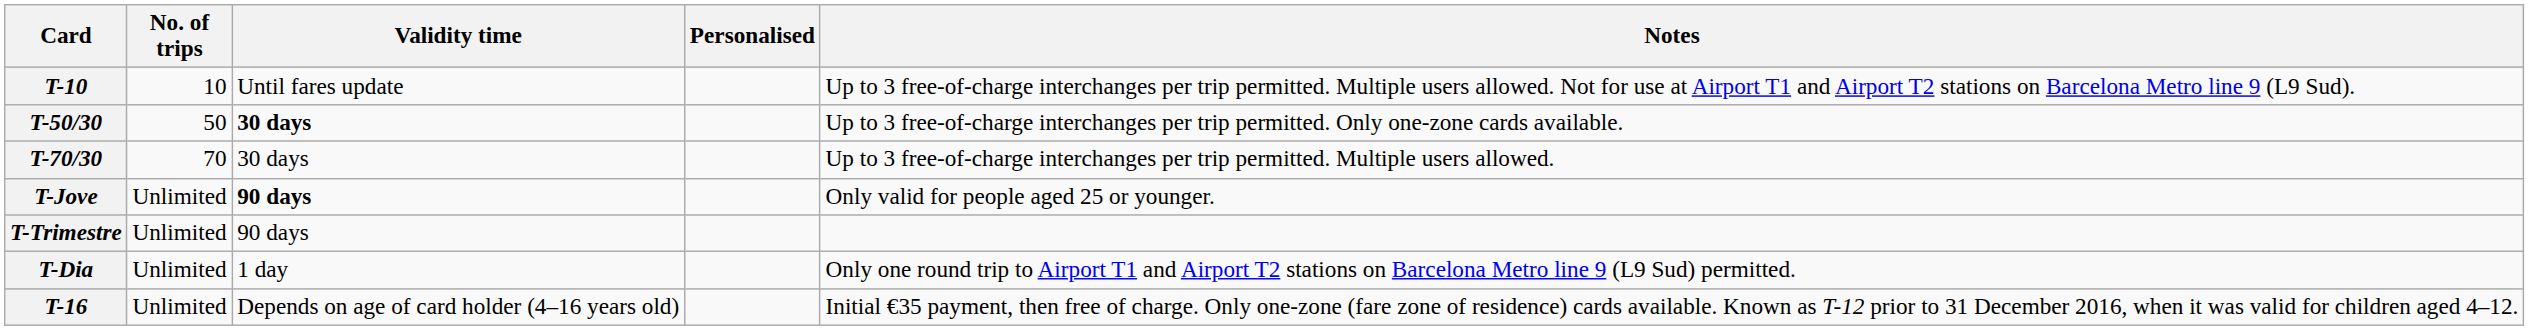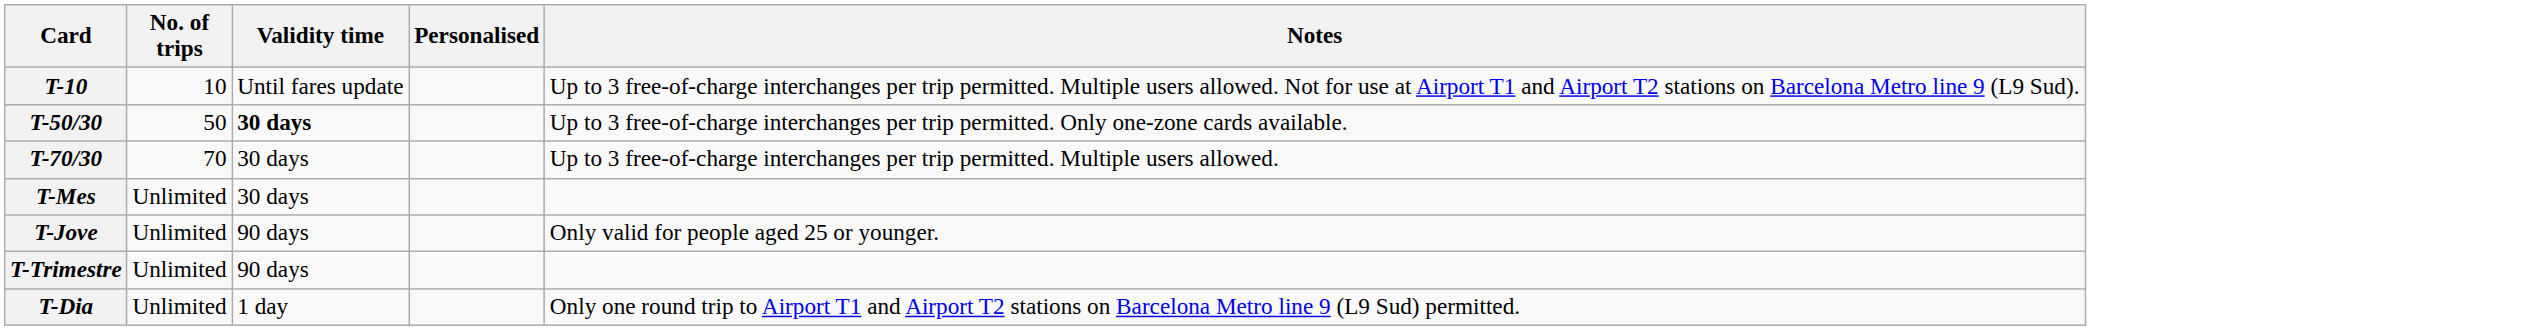+ row: (66, 196)
(274, 196) bold -> (273, 232) normal
- row: (66, 306)
